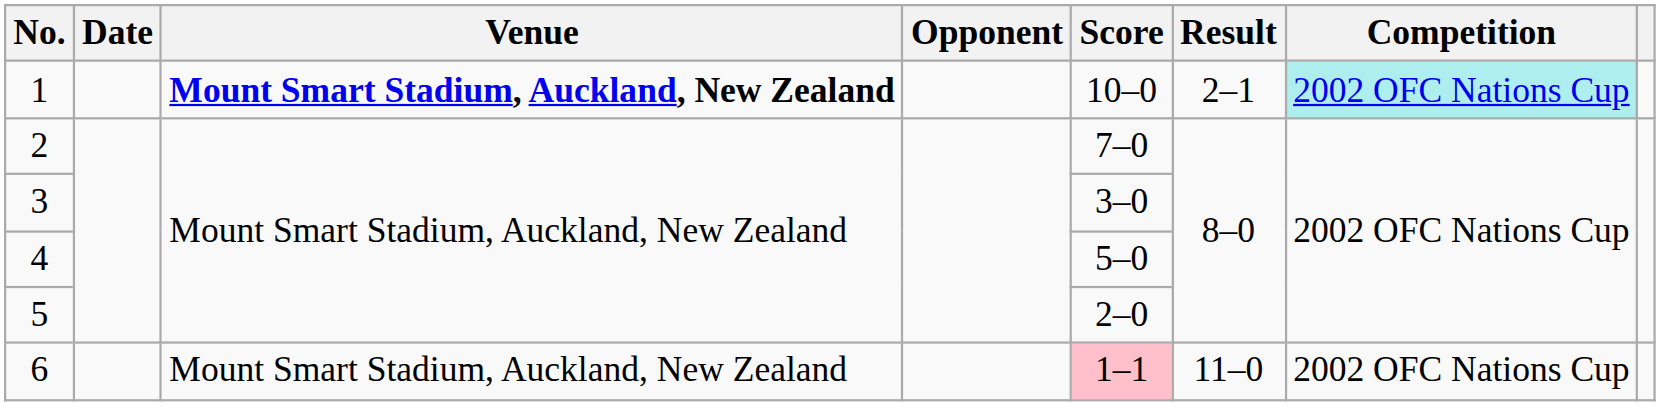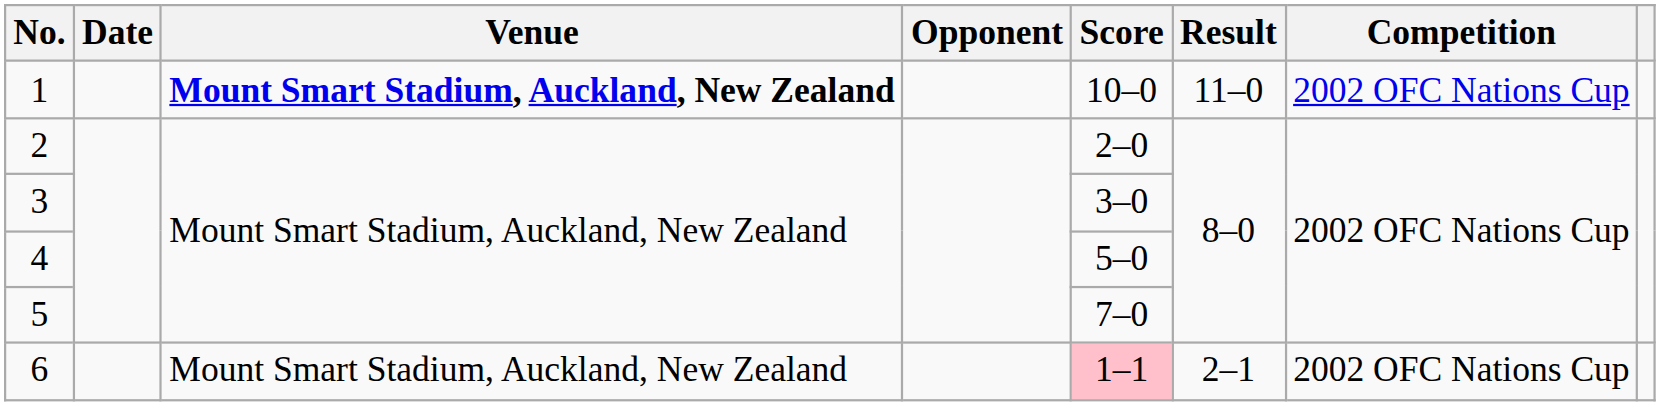(1228, 88) 2–1 -> (1228, 88) 11–0
(1461, 88) paleturquoise background -> (1461, 88) no background
(1122, 145) 7–0 -> (1122, 145) 2–0
(1122, 314) 2–0 -> (1122, 314) 7–0
(1228, 370) 11–0 -> (1228, 370) 2–1
